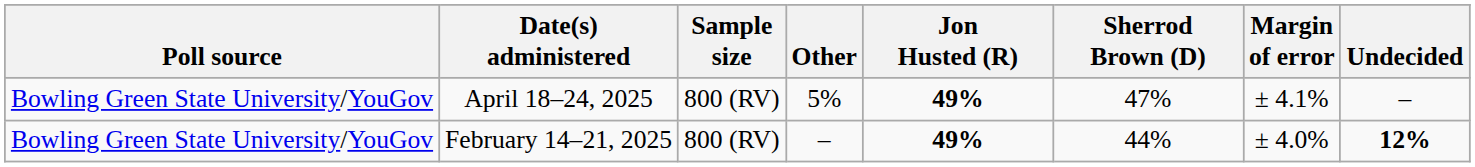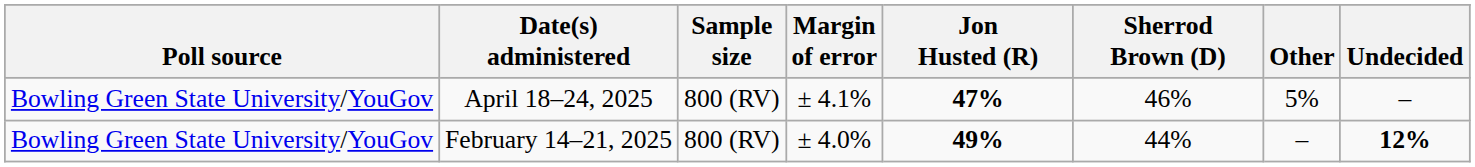columns swapped: (1292, 41) <-> (824, 56)
(958, 98) 49% -> (978, 98) 47%
(1148, 98) 47% -> (1168, 98) 46%
